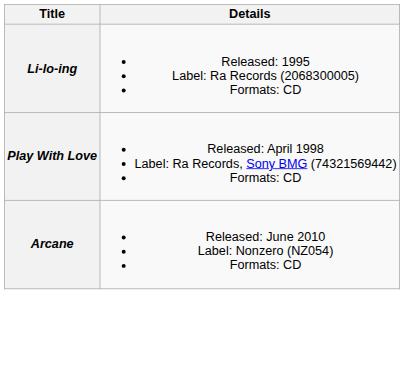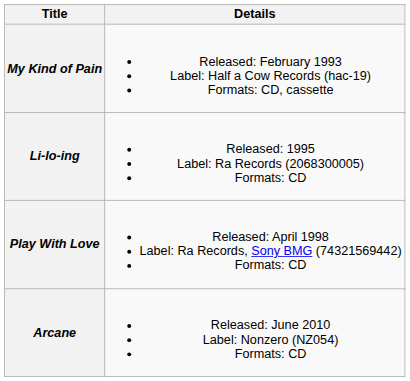+ row: (55, 68)
